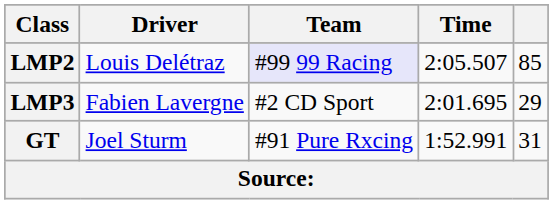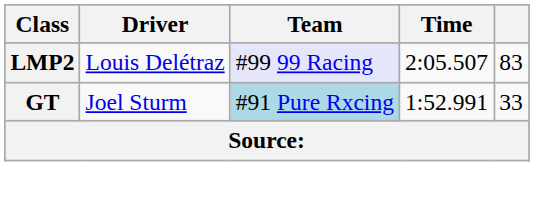(530, 62) 85 -> (511, 62) 83
- row: (42, 101)
(334, 139) no background -> (315, 101) lightblue background
(530, 139) 31 -> (511, 101) 33
